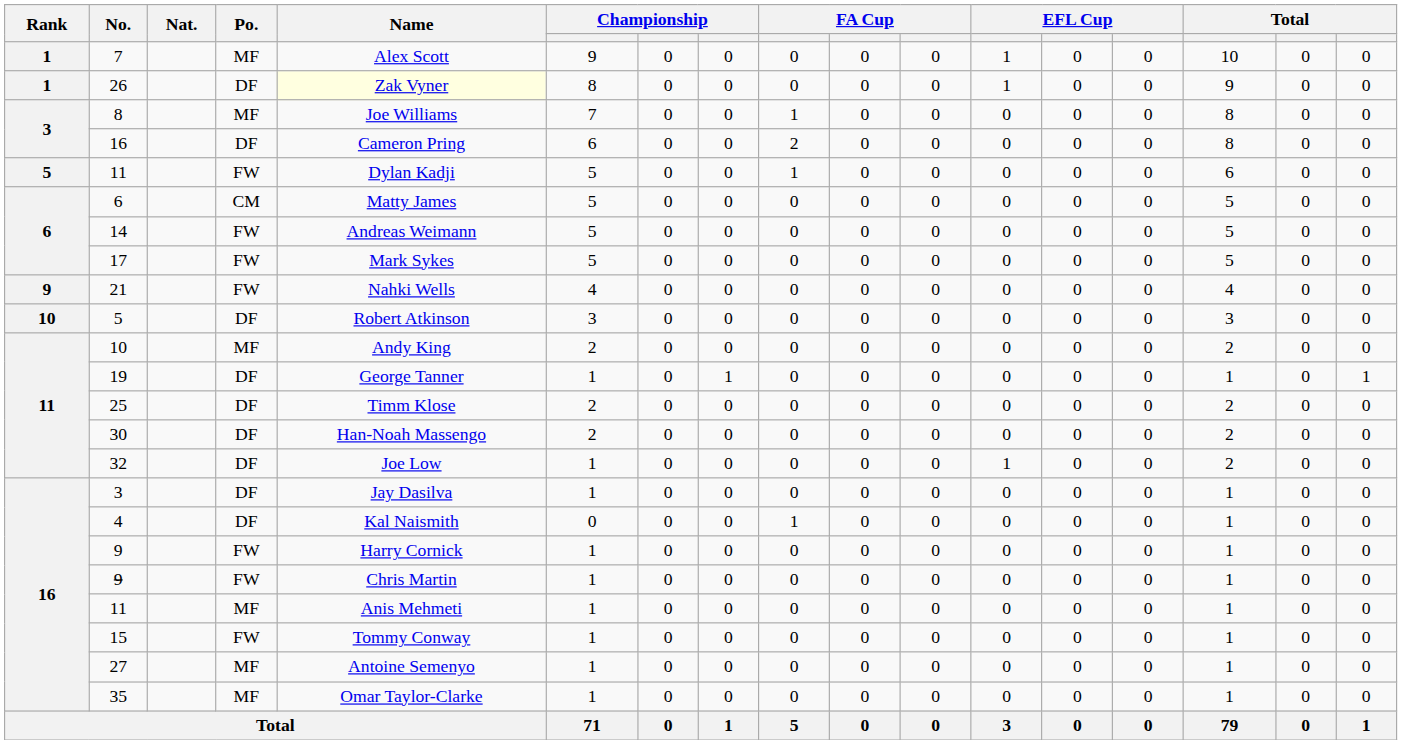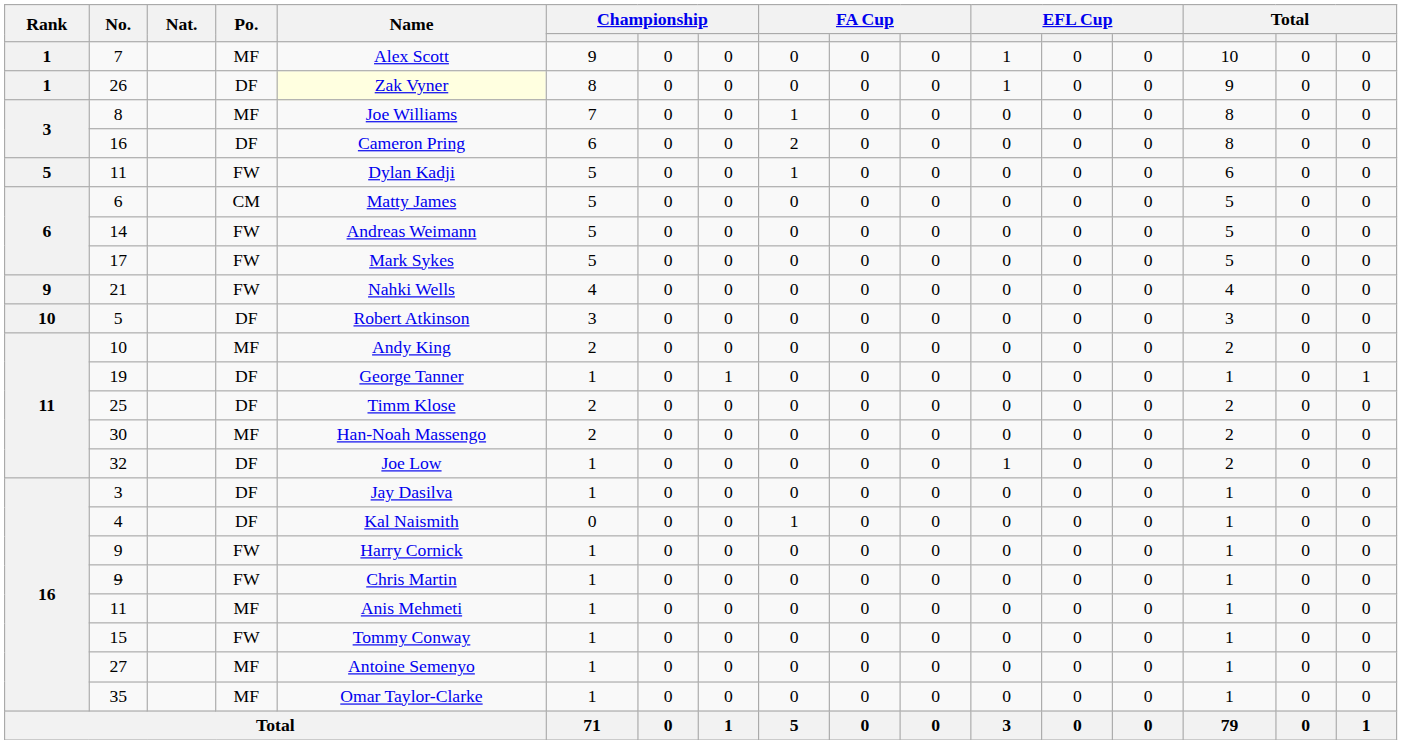(246, 434) DF -> (246, 434) MF
